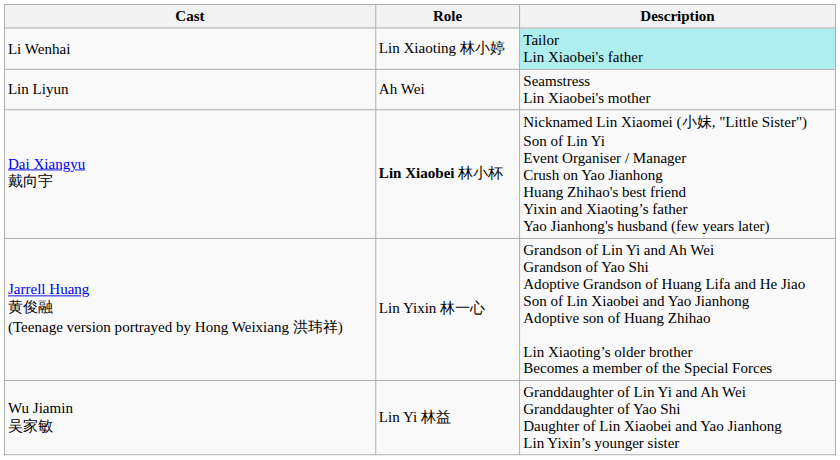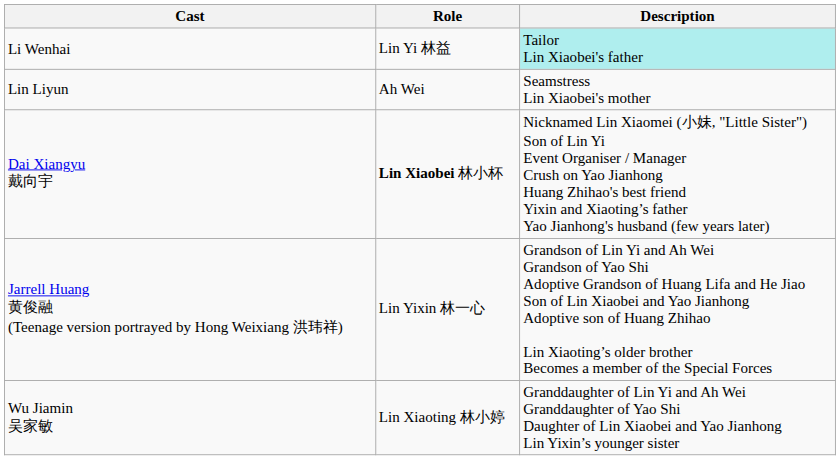(442, 48) Lin Xiaoting 林小婷 -> (415, 48) Lin Yi 林益
(415, 417) Lin Yi 林益 -> (442, 417) Lin Xiaoting 林小婷
